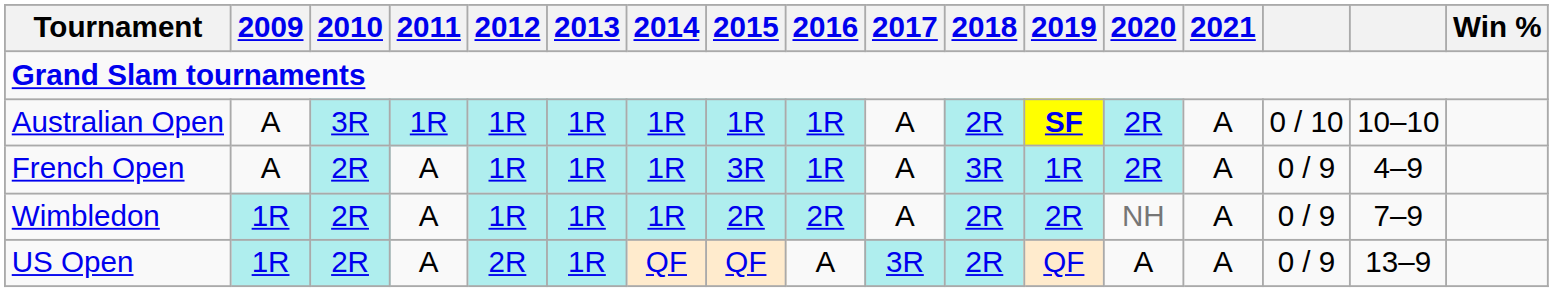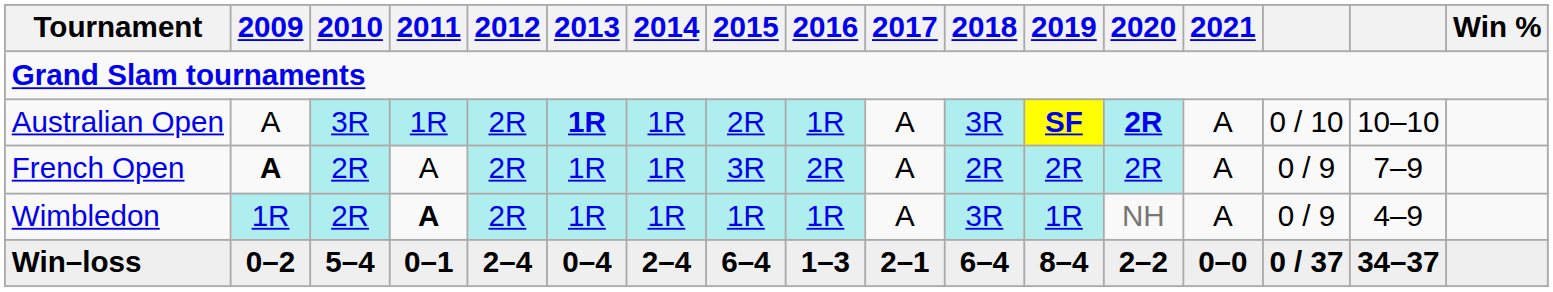(507, 121) 1R -> (507, 121) 2R
(587, 121) normal -> (587, 121) bold
(746, 121) 1R -> (746, 121) 2R
(984, 121) 2R -> (984, 121) 3R
(1143, 121) normal -> (1143, 121) bold
(271, 168) normal -> (271, 168) bold
(507, 168) 1R -> (507, 168) 2R
(825, 168) 1R -> (825, 168) 2R
(984, 168) 3R -> (984, 168) 2R
(1064, 168) 1R -> (1064, 168) 2R
(1398, 168) 4–9 -> (1398, 168) 7–9
(429, 215) normal -> (429, 215) bold
(507, 215) 1R -> (507, 215) 2R
(746, 215) 2R -> (746, 215) 1R
(825, 215) 2R -> (825, 215) 1R
(984, 215) 2R -> (984, 215) 3R
(1064, 215) 2R -> (1064, 215) 1R
(1398, 215) 7–9 -> (1398, 215) 4–9
- row: (73, 262)
+ row: (77, 262)
